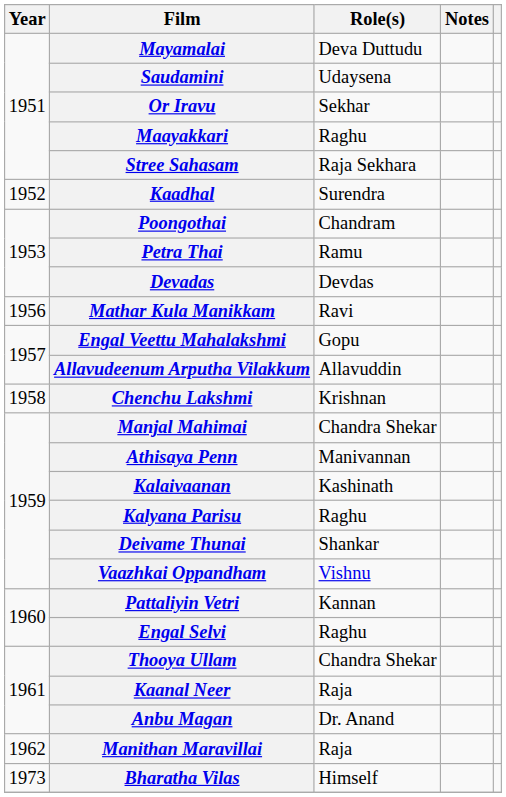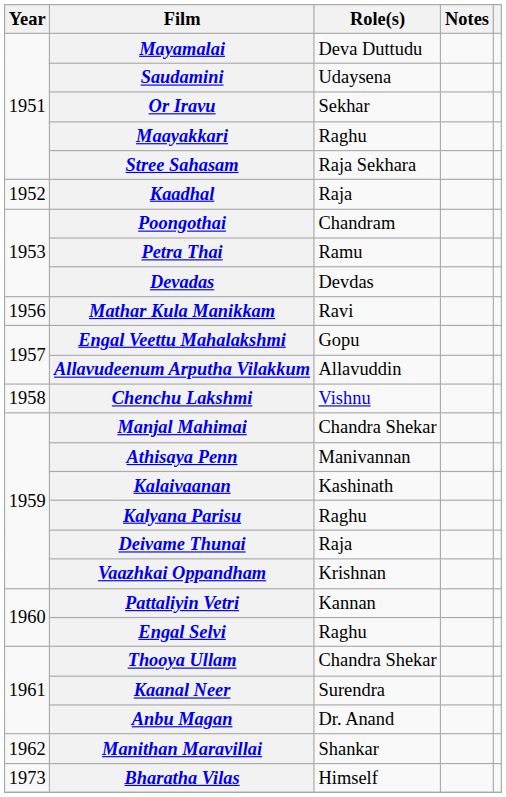(352, 194) Surendra -> (335, 194) Raja
(352, 398) Krishnan -> (345, 398) Vishnu
(349, 544) Shankar -> (335, 544) Raja
(345, 573) Vishnu -> (352, 573) Krishnan
(335, 690) Raja -> (352, 690) Surendra
(335, 748) Raja -> (349, 748) Shankar
